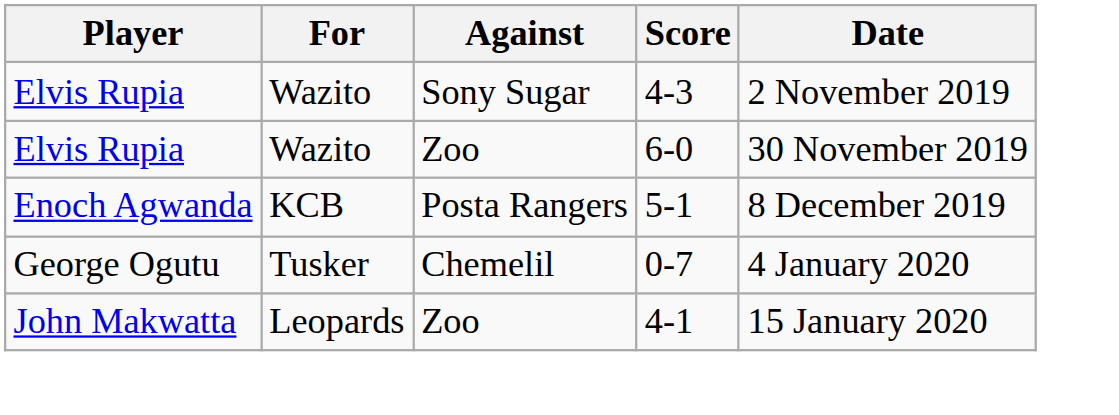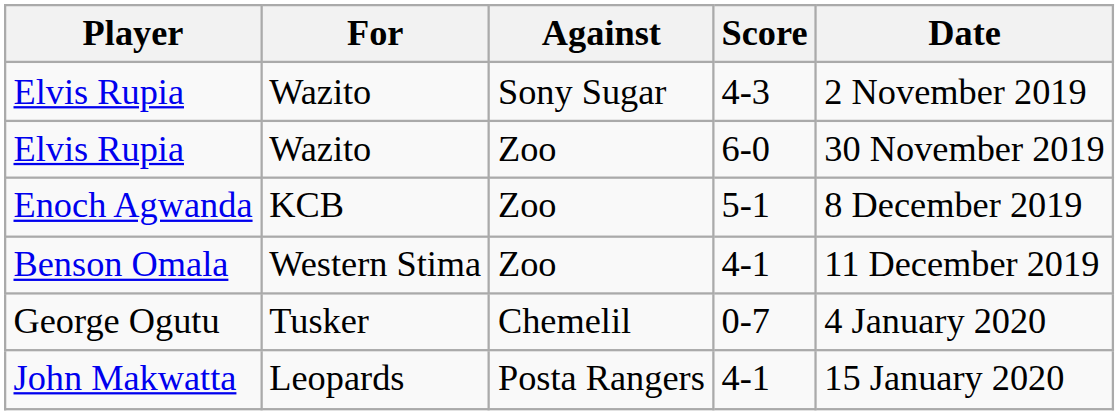(525, 206) Posta Rangers -> (527, 206) Zoo
+ row: (121, 263)
(450, 321) Zoo -> (601, 378) Posta Rangers
